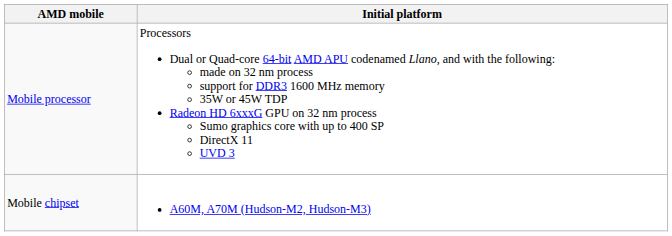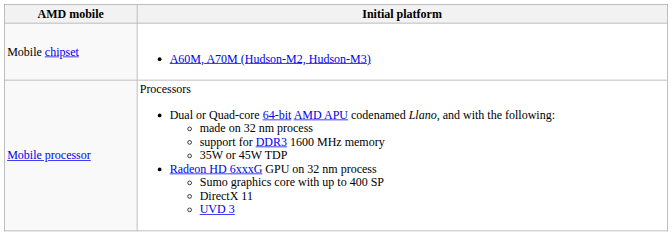rows swapped: (49, 99) <-> (43, 202)
